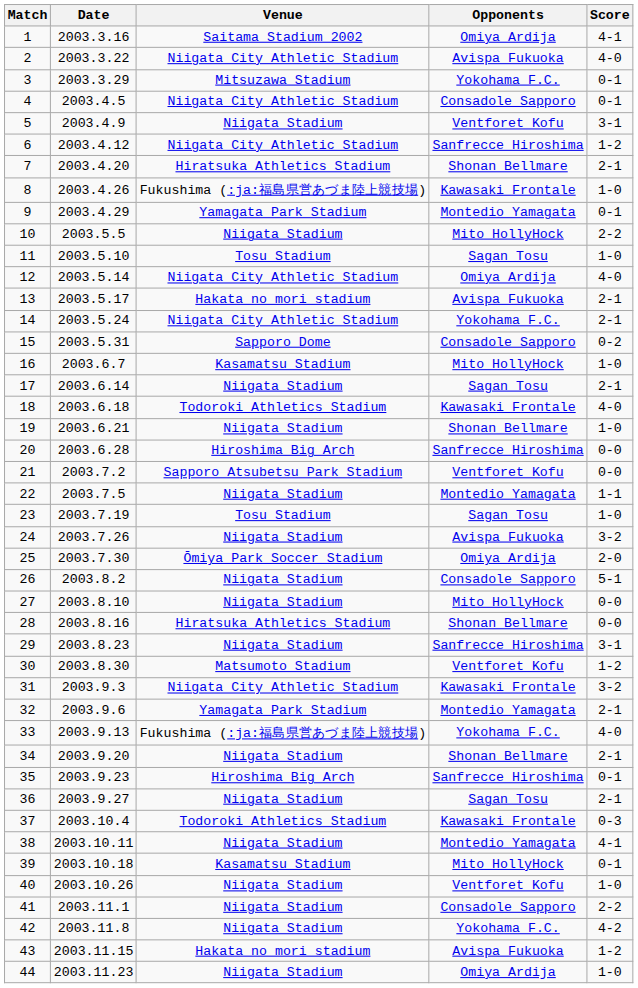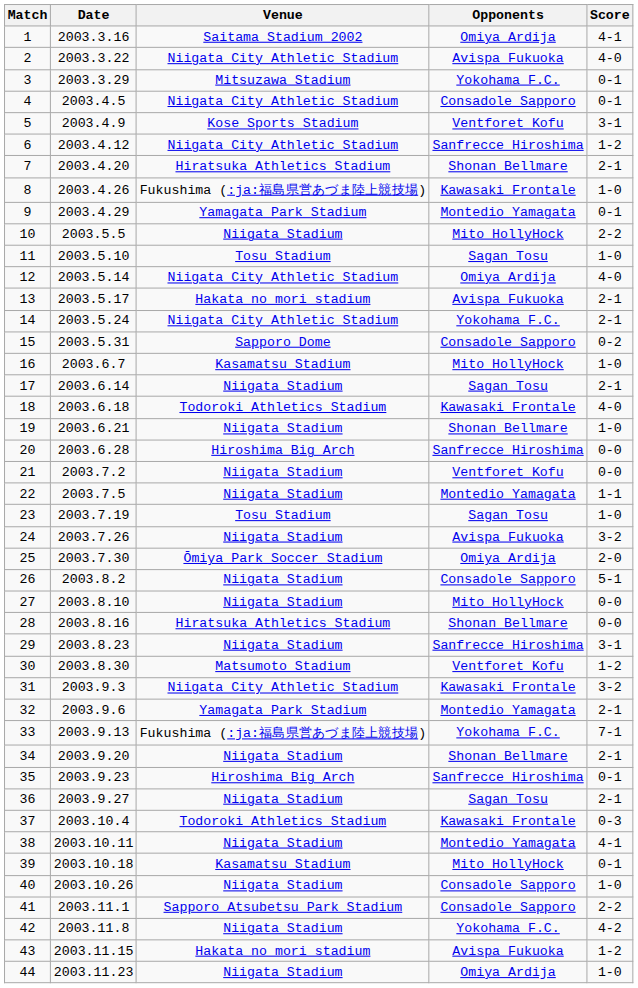(283, 123) Niigata Stadium -> (283, 123) Kose Sports Stadium
(283, 472) Sapporo Atsubetsu Park Stadium -> (283, 472) Niigata Stadium
(610, 733) 4-0 -> (610, 733) 7-1
(508, 886) Ventforet Kofu -> (508, 886) Consadole Sapporo
(283, 907) Niigata Stadium -> (283, 907) Sapporo Atsubetsu Park Stadium
